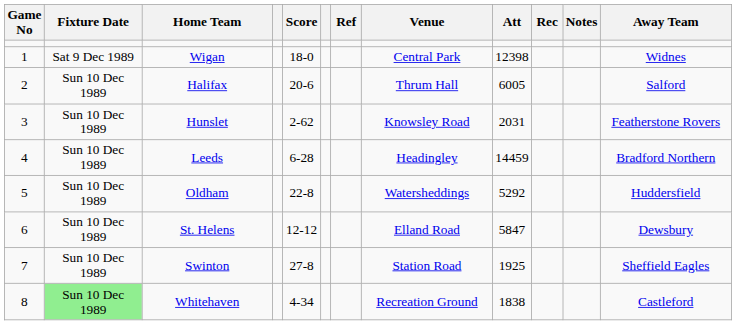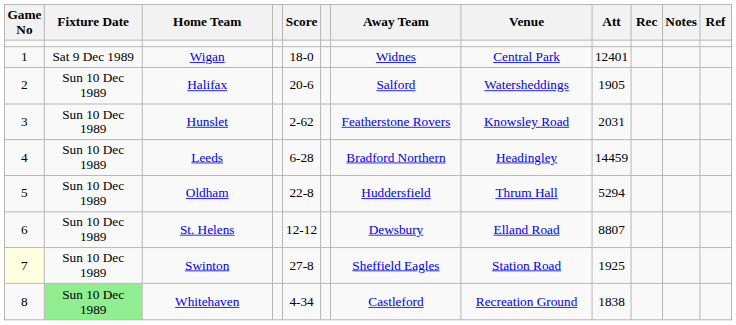columns swapped: (666, 22) <-> (346, 22)
(512, 57) 12398 -> (612, 57) 12401
(427, 85) Thrum Hall -> (527, 85) Watersheddings
(512, 85) 6005 -> (612, 85) 1905
(427, 193) Watersheddings -> (527, 193) Thrum Hall
(512, 193) 5292 -> (612, 193) 5294
(512, 229) 5847 -> (612, 229) 8807
(24, 265) no background -> (24, 265) lightyellow background
